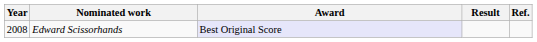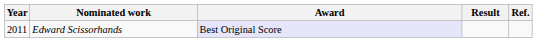(17, 29) 2008 -> (17, 29) 2011
